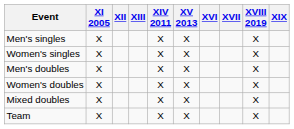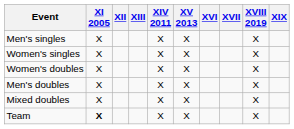rows swapped: (38, 69) <-> (45, 85)
(99, 116) normal -> (99, 116) bold
